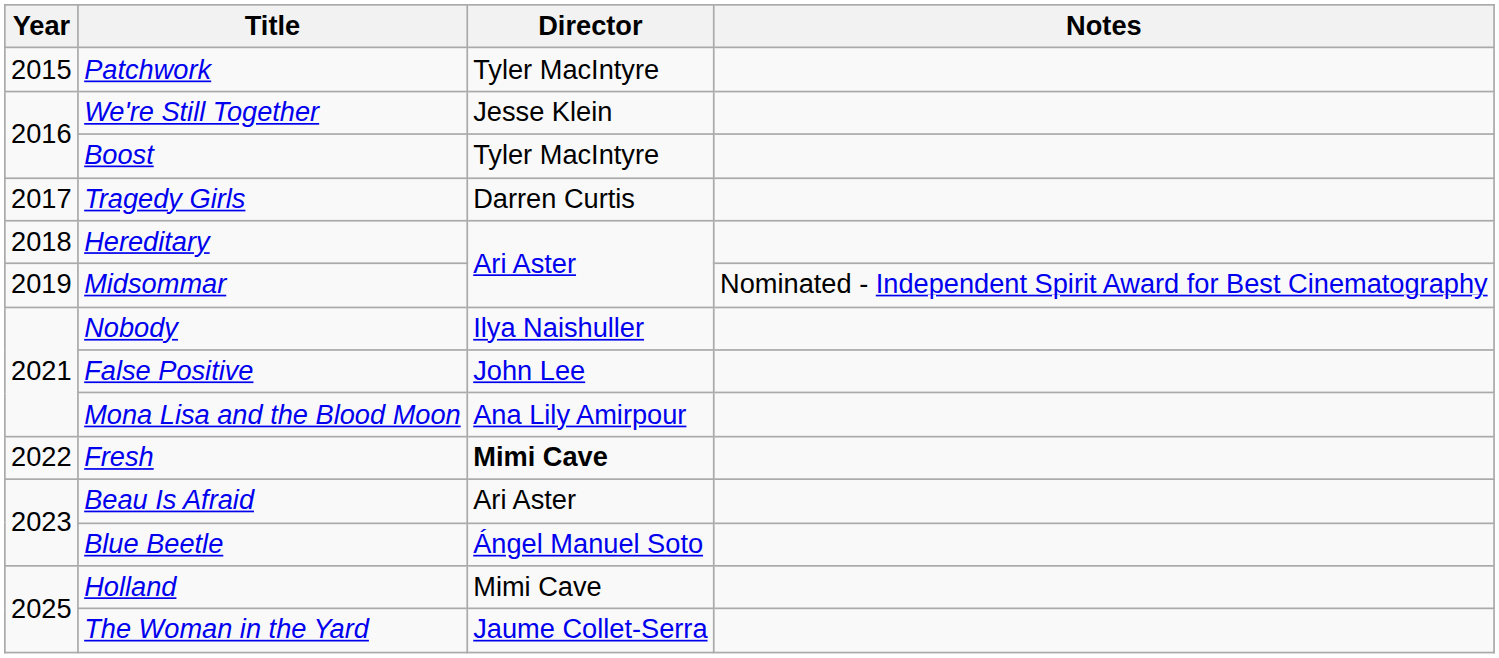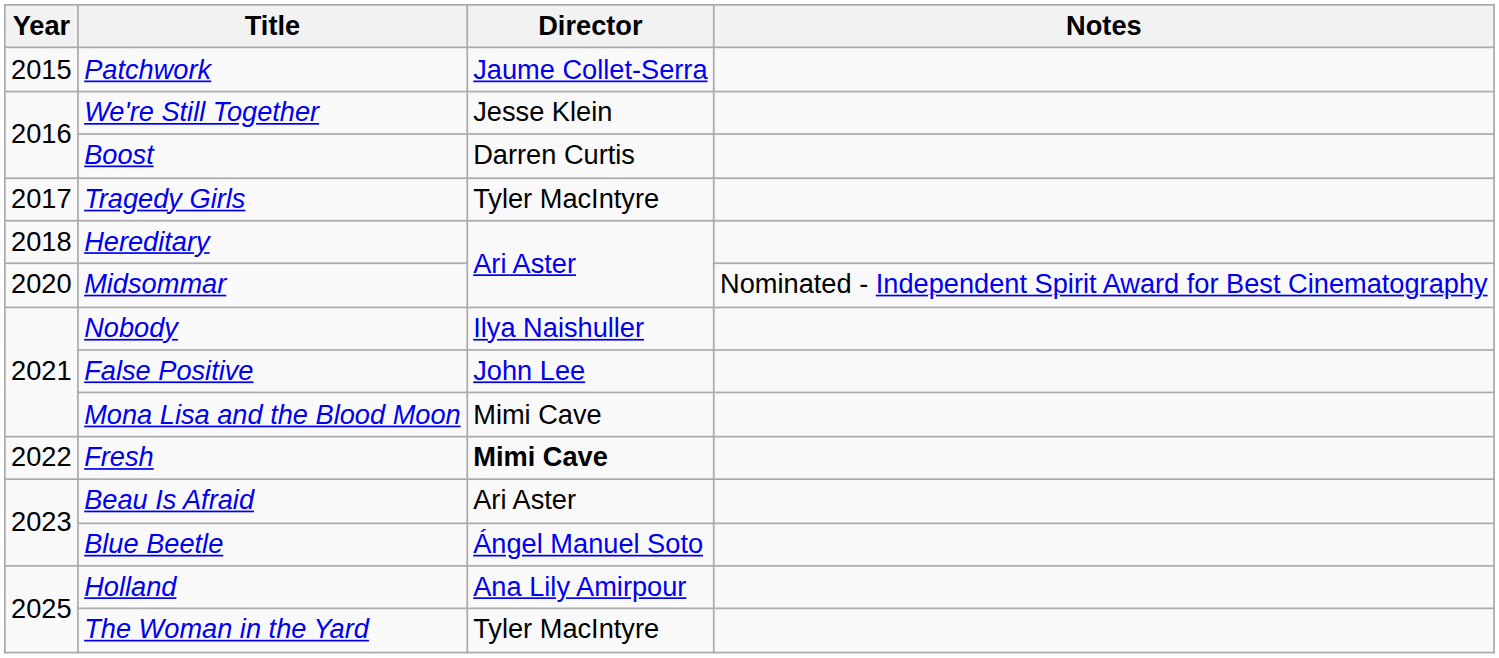(566, 69) Tyler MacIntyre -> (590, 69) Jaume Collet-Serra
(566, 155) Tyler MacIntyre -> (554, 155) Darren Curtis
(554, 198) Darren Curtis -> (566, 198) Tyler MacIntyre
(41, 284) 2019 -> (41, 284) 2020
(580, 414) Ana Lily Amirpour -> (537, 414) Mimi Cave
(537, 586) Mimi Cave -> (580, 586) Ana Lily Amirpour
(590, 629) Jaume Collet-Serra -> (566, 629) Tyler MacIntyre
